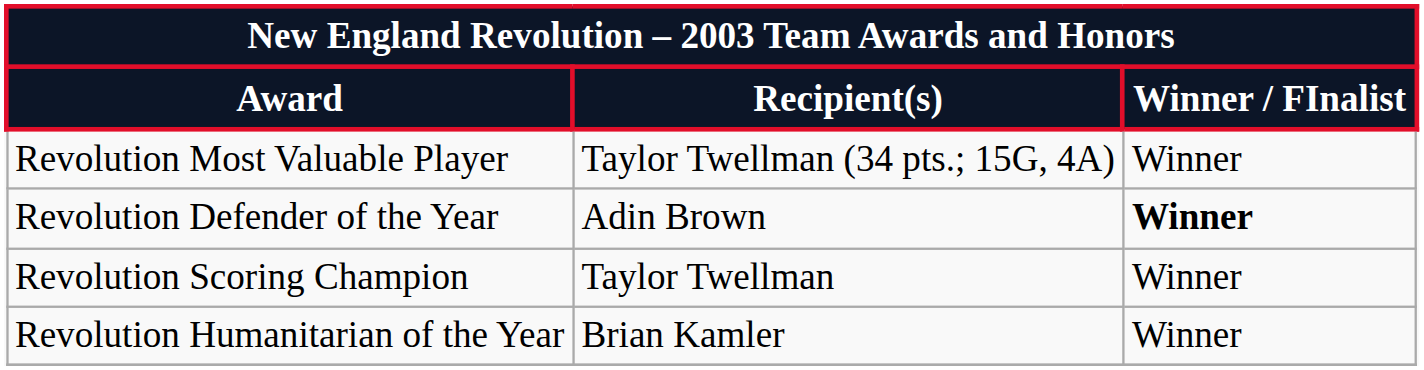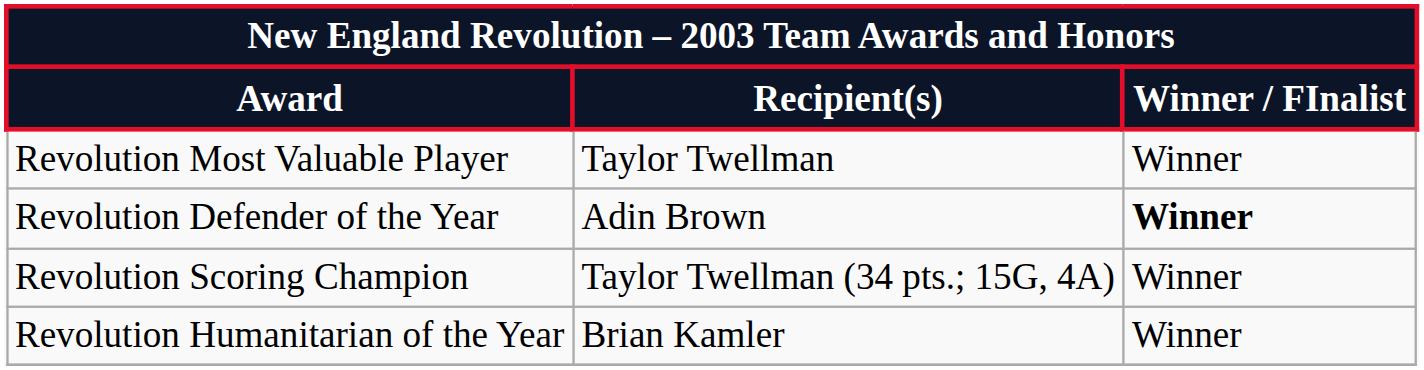(848, 158) Taylor Twellman (34 pts.; 15G, 4A) -> (708, 158) Taylor Twellman
(708, 276) Taylor Twellman -> (848, 276) Taylor Twellman (34 pts.; 15G, 4A)
